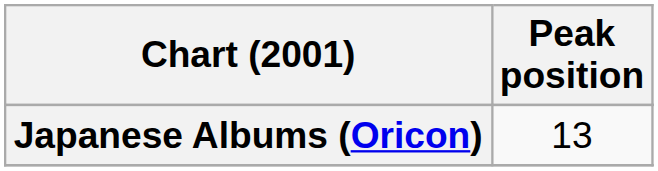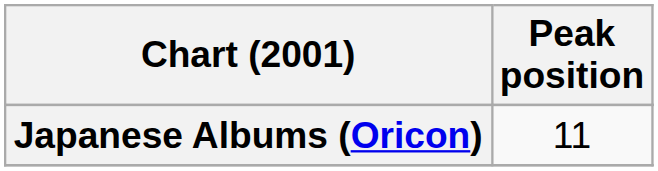(572, 134) 13 -> (572, 134) 11
